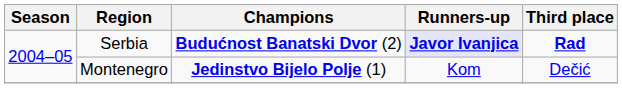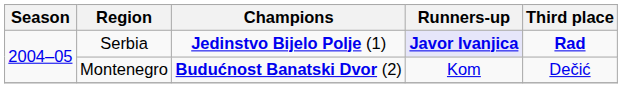(289, 43) Budućnost Banatski Dvor (2) -> (289, 43) Jedinstvo Bijelo Polje (1)
(289, 69) Jedinstvo Bijelo Polje (1) -> (289, 69) Budućnost Banatski Dvor (2)
